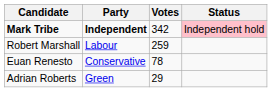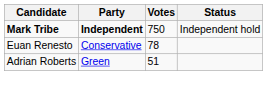(160, 29) 342 -> (156, 29) 750
(224, 29) pink background -> (220, 29) no background
- row: (43, 45)
(157, 78) 29 -> (153, 62) 51
